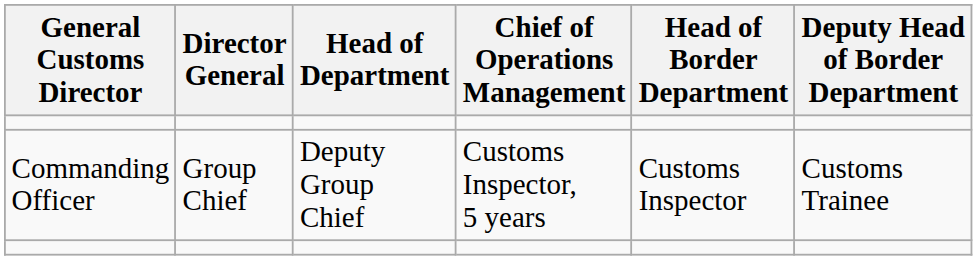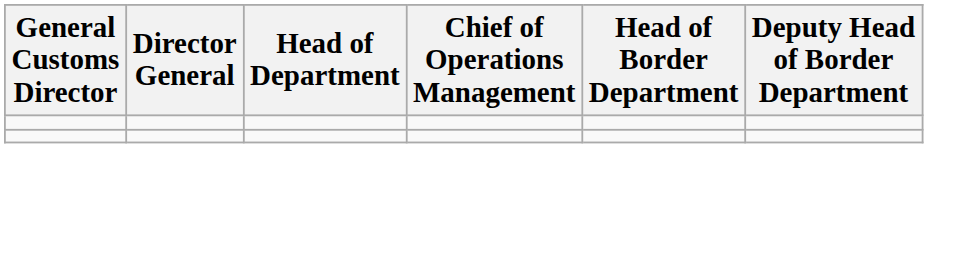- row: (90, 184)
